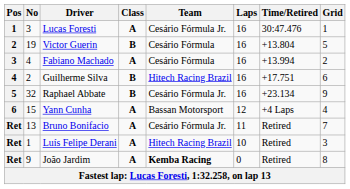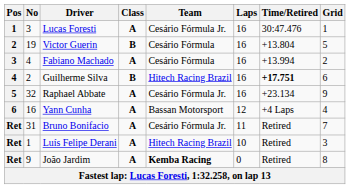(278, 77) normal -> (278, 77) bold
(133, 94) B -> (133, 94) A
(31, 110) 15 -> (31, 110) 16
(31, 126) 13 -> (31, 126) 31
